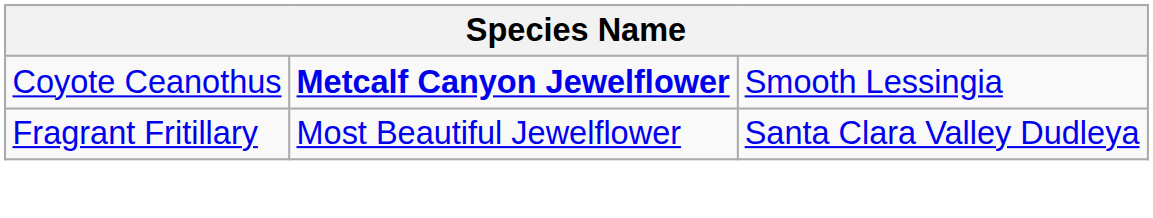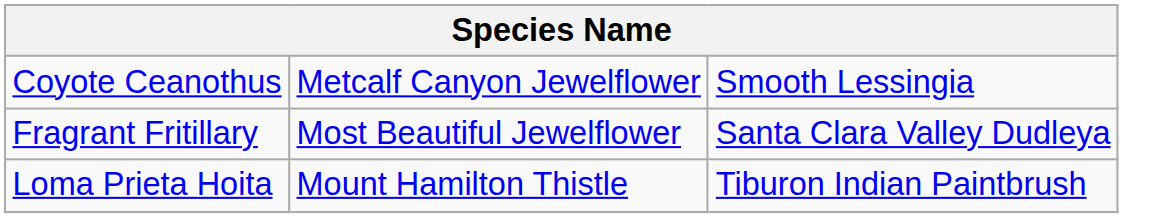(513, 81) bold -> (499, 81) normal
+ row: (142, 184)
